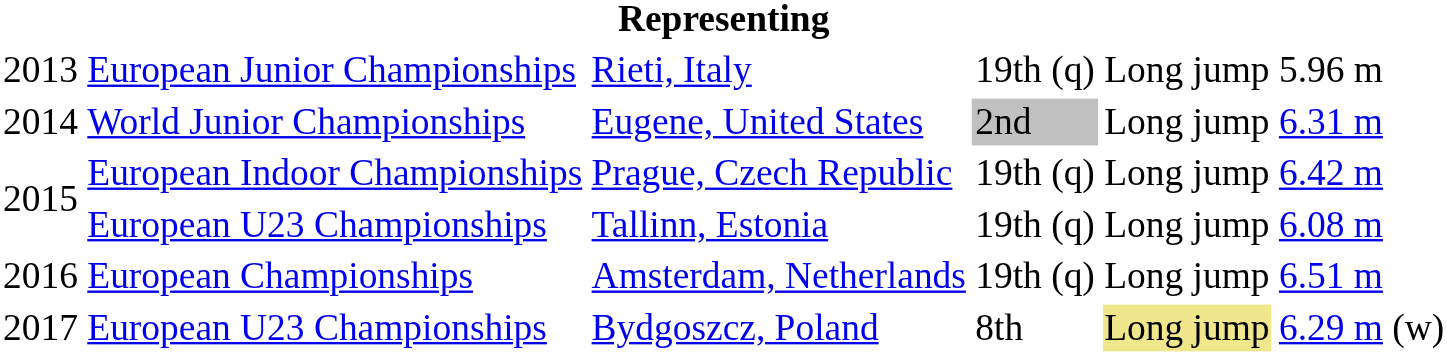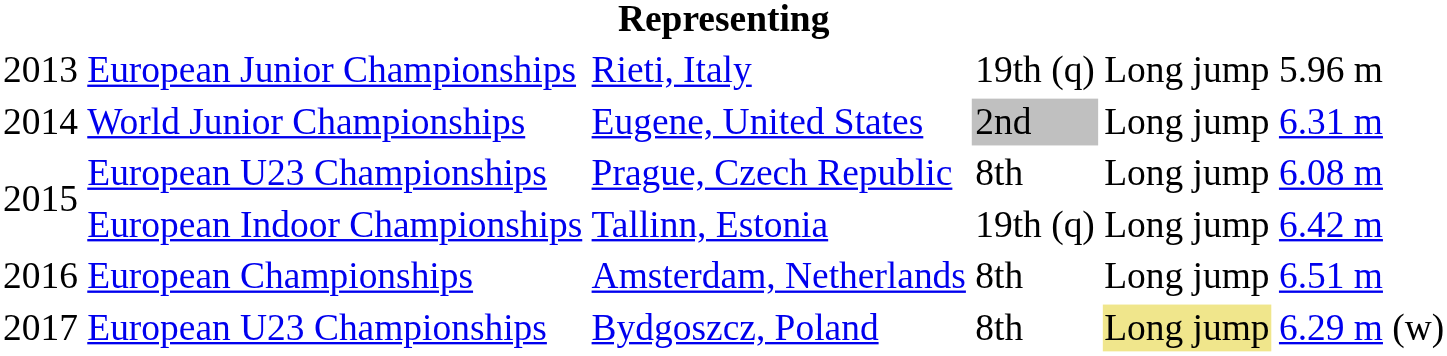(335, 172) European Indoor Championships -> (317, 172) European U23 Championships
(1035, 172) 19th (q) -> (999, 172) 8th
(1331, 172) 6.42 m -> (1331, 172) 6.08 m
(317, 224) European U23 Championships -> (335, 224) European Indoor Championships
(1331, 224) 6.08 m -> (1331, 224) 6.42 m
(1035, 275) 19th (q) -> (999, 275) 8th
